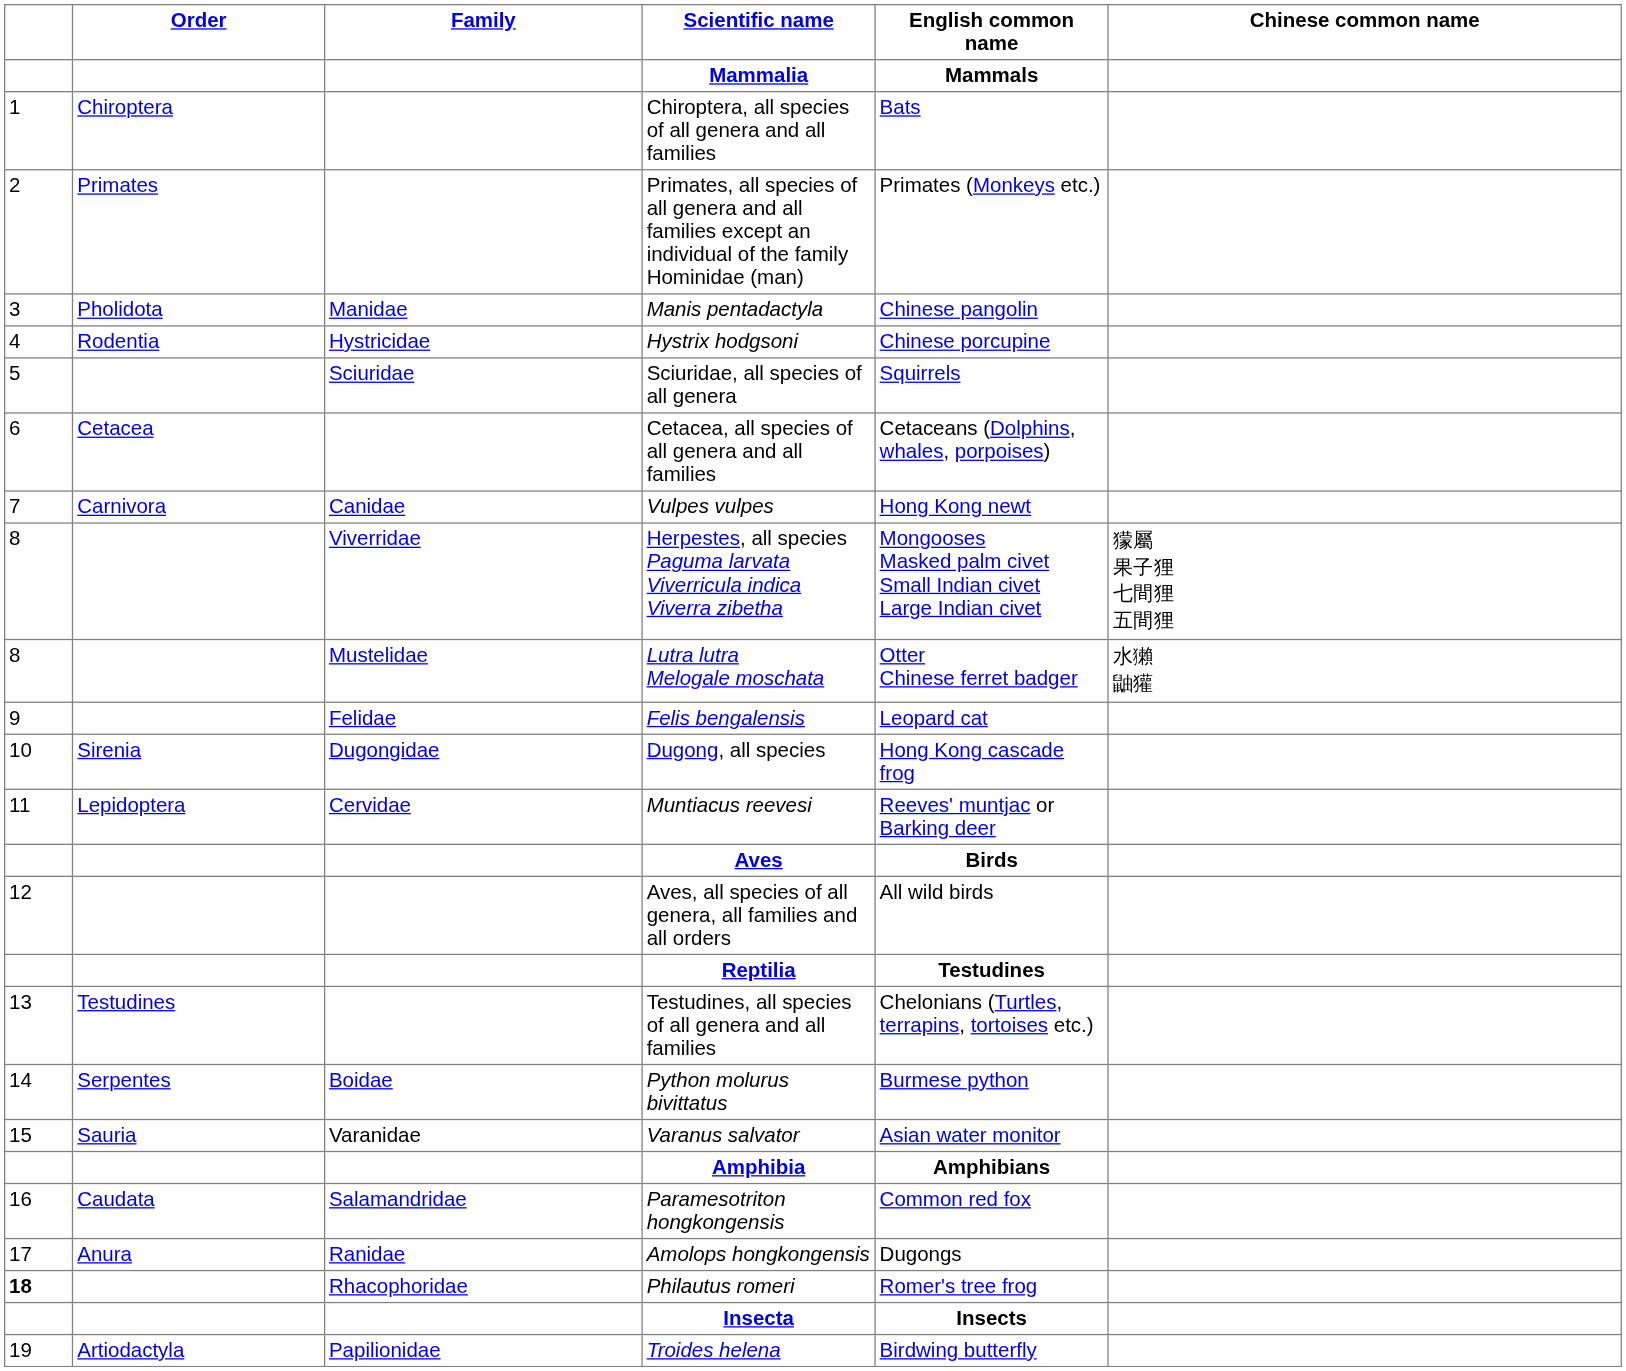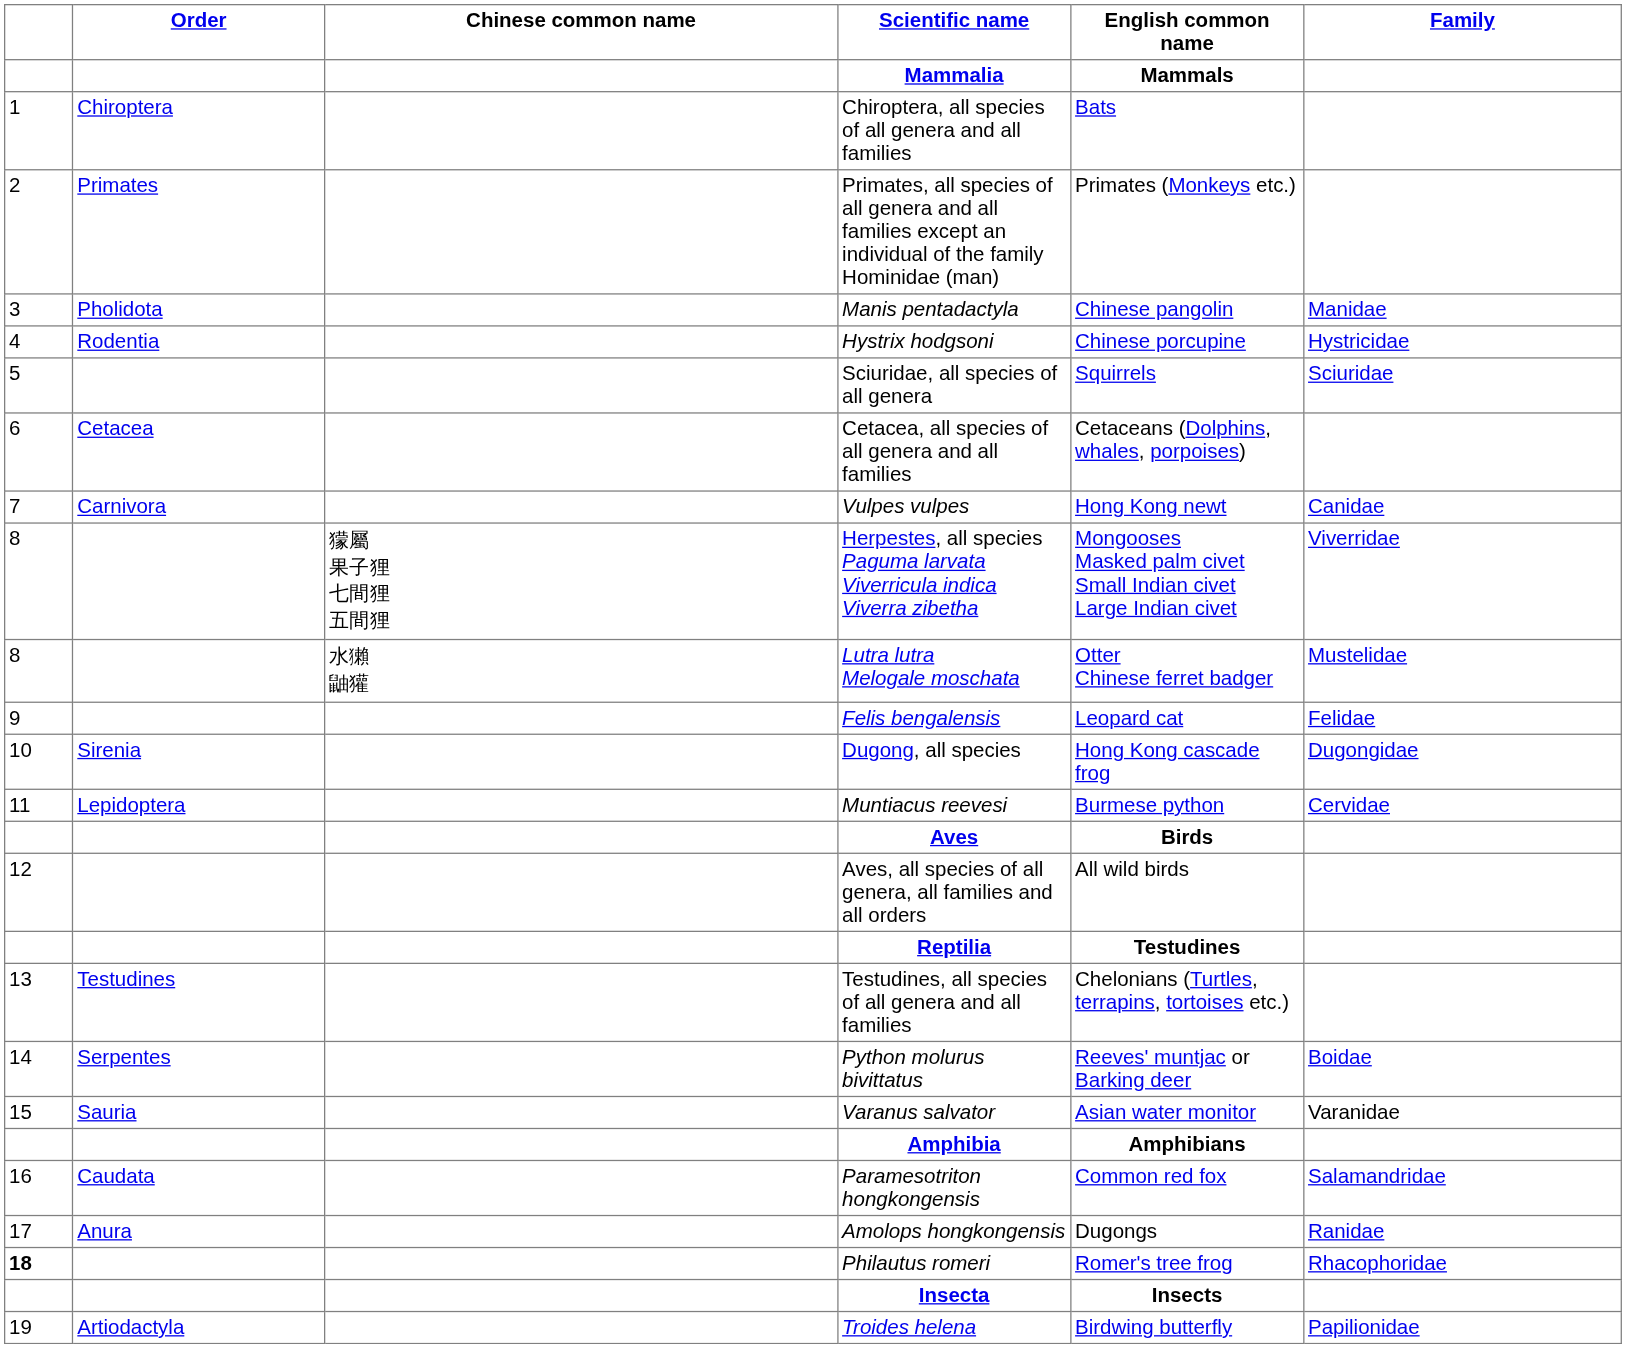columns swapped: (483, 76) <-> (1365, 76)
(967, 816) Reeves' muntjac or Barking deer -> (1150, 805) Burmese python
(954, 1080) Burmese python -> (1162, 1068) Reeves' muntjac or Barking deer
